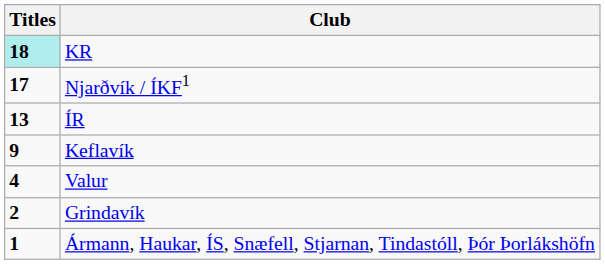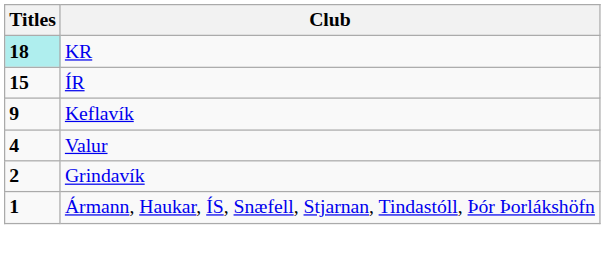- row: (127, 85)
(19, 119) 13 -> (19, 82) 15
